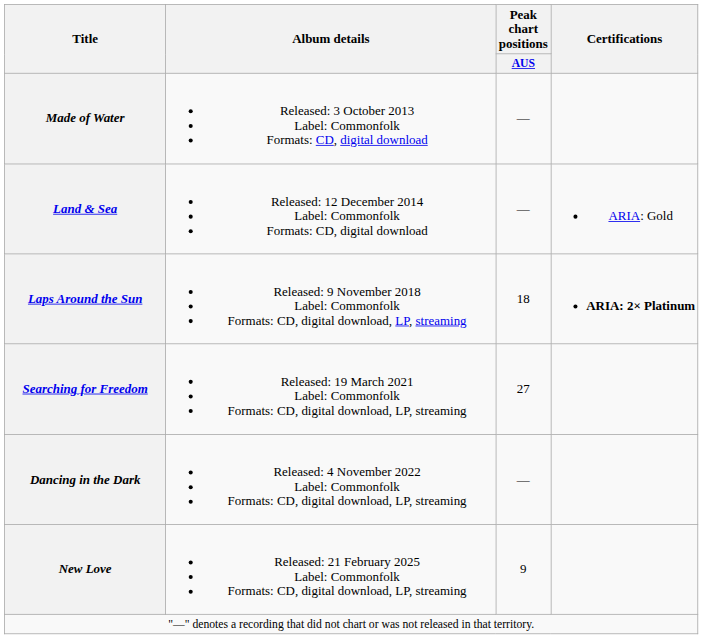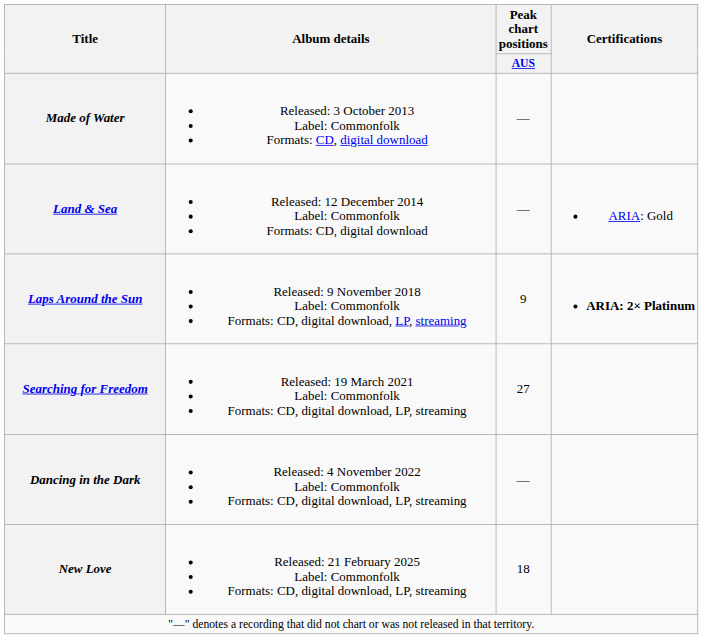(523, 298) 18 -> (523, 298) 9
(523, 569) 9 -> (523, 569) 18
